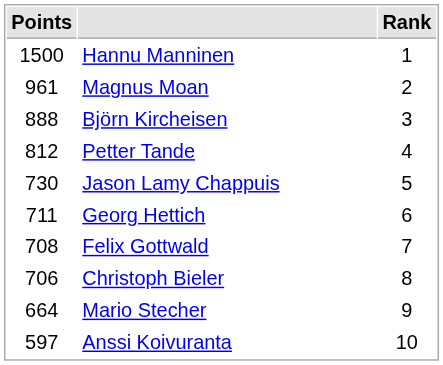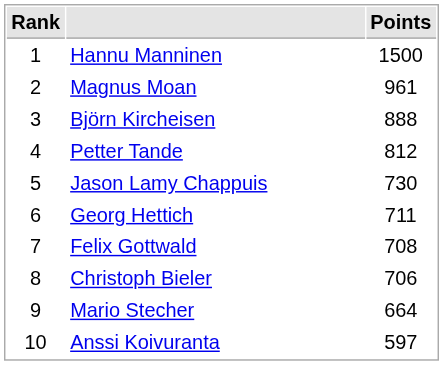columns swapped: (407, 22) <-> (42, 22)
